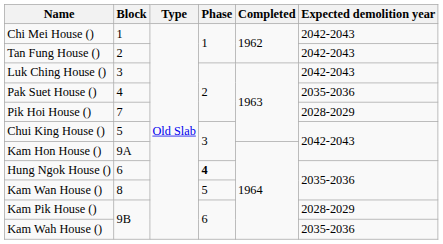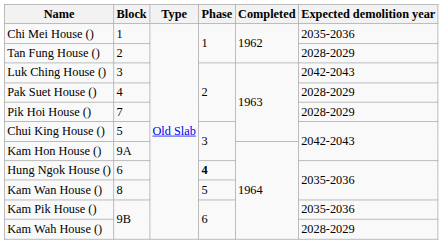(328, 33) 2042-2043 -> (328, 33) 2035-2036
(328, 53) 2042-2043 -> (328, 53) 2028-2029
(328, 92) 2035-2036 -> (328, 92) 2028-2029
(328, 209) 2028-2029 -> (328, 209) 2035-2036
(328, 229) 2035-2036 -> (328, 229) 2028-2029
